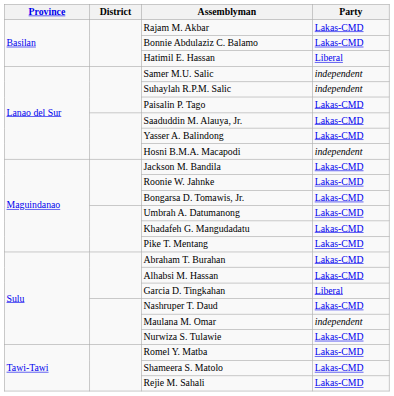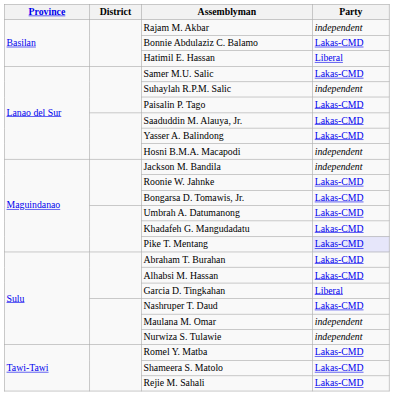(339, 27) Lakas-CMD -> (339, 27) independent
(339, 74) independent -> (339, 74) Lakas-CMD
(339, 167) Lakas-CMD -> (339, 167) independent
(339, 244) no background -> (339, 244) lavender background
(339, 337) Lakas-CMD -> (339, 337) independent
